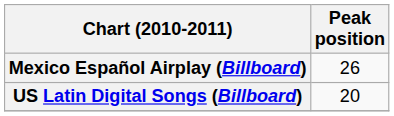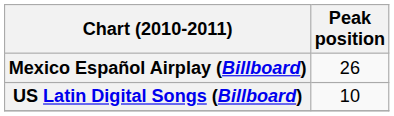(350, 96) 20 -> (350, 96) 10
